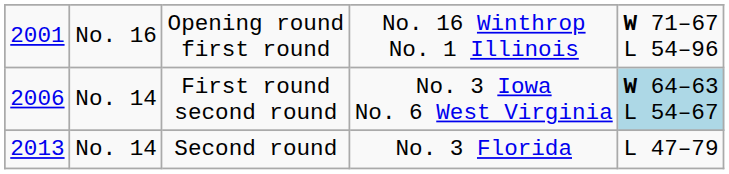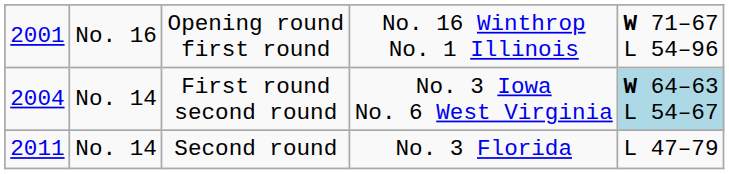(37, 99) 2006 -> (37, 99) 2004
(37, 149) 2013 -> (37, 149) 2011
